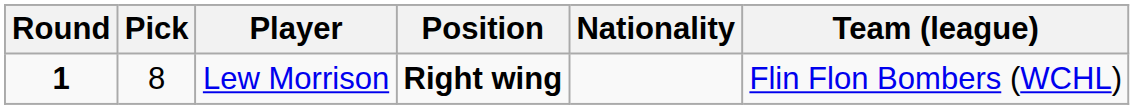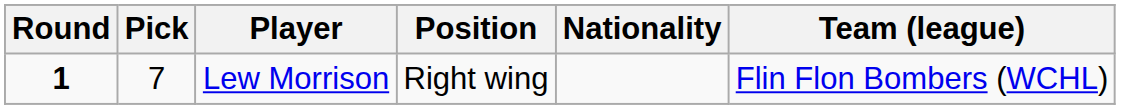(157, 78) 8 -> (157, 78) 7
(483, 78) bold -> (476, 78) normal
